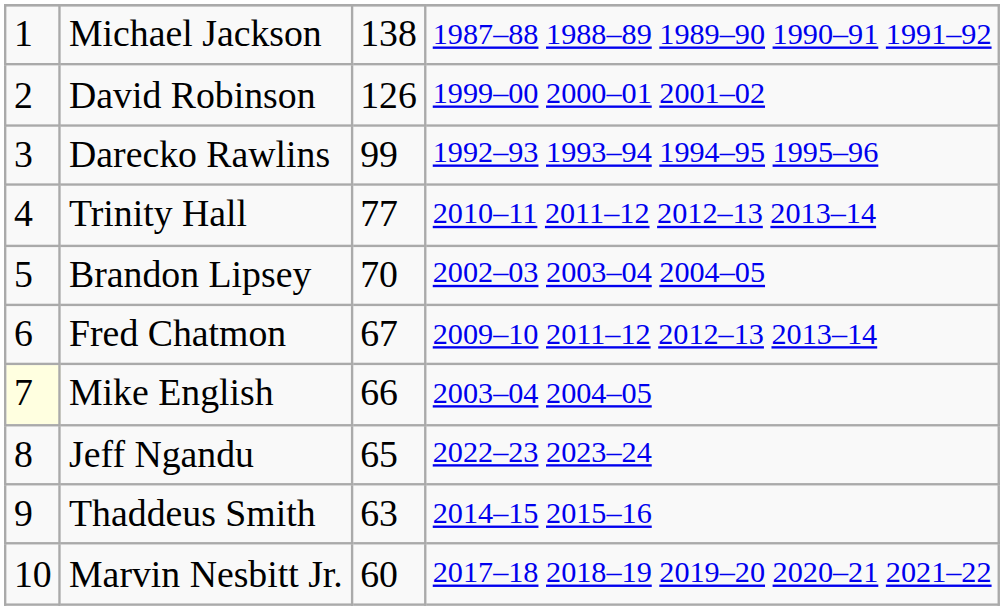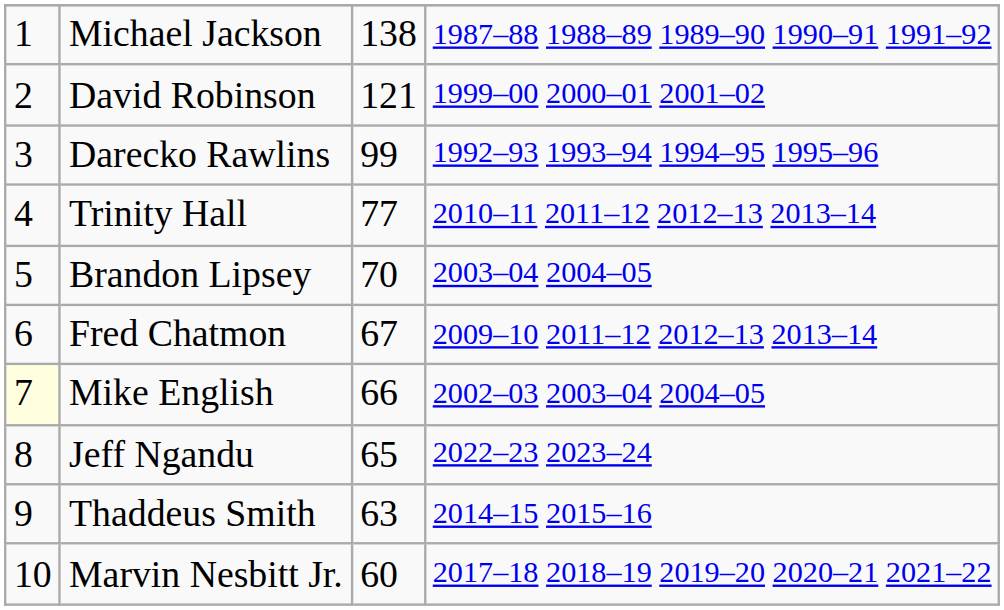(389, 94) 126 -> (389, 94) 121
(599, 273) 2002–03 2003–04 2004–05 -> (542, 273) 2003–04 2004–05
(542, 393) 2003–04 2004–05 -> (599, 393) 2002–03 2003–04 2004–05
